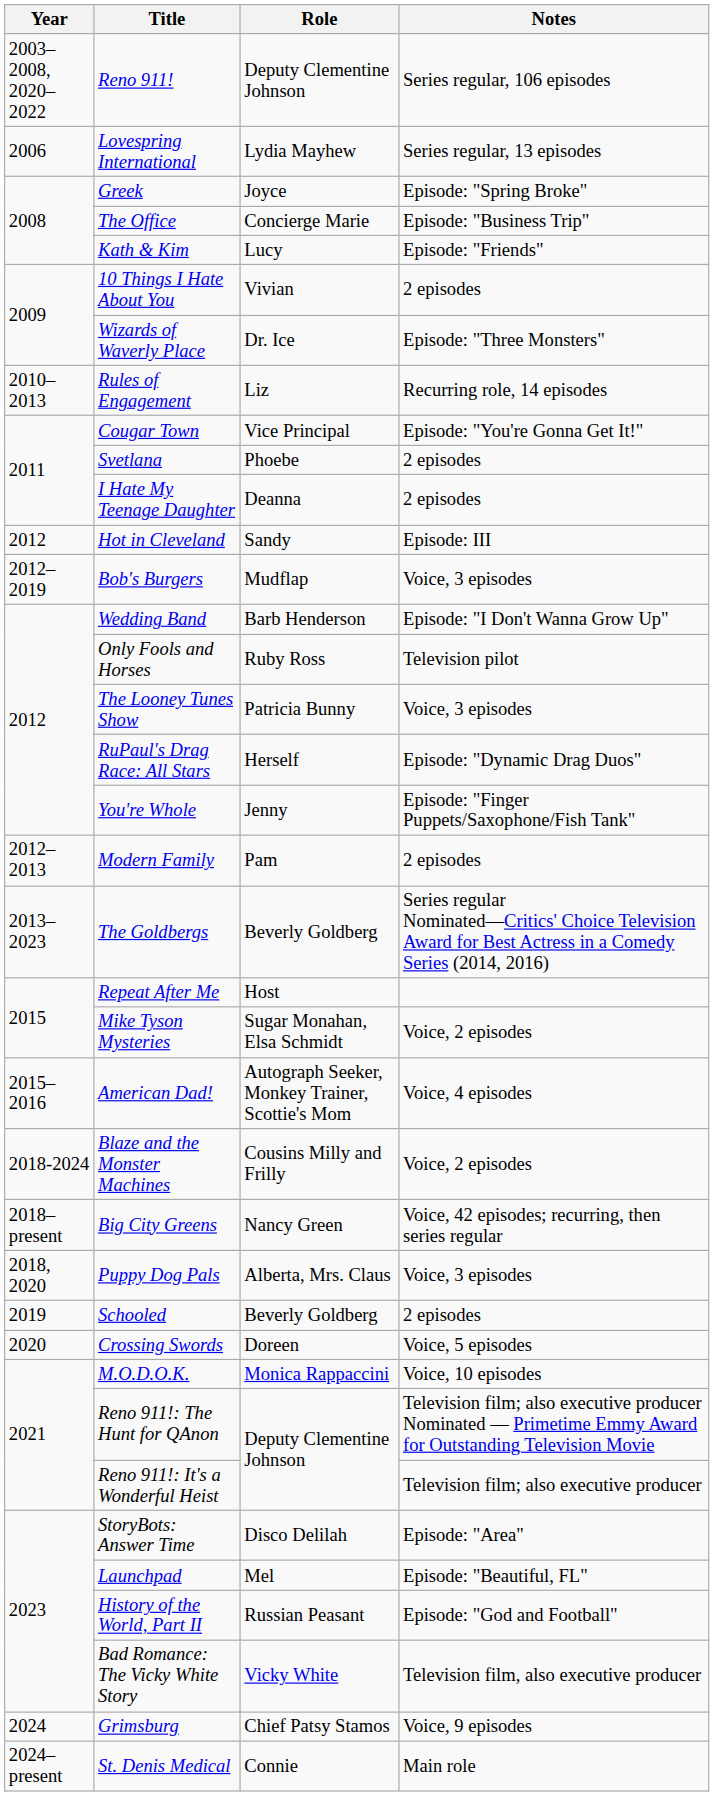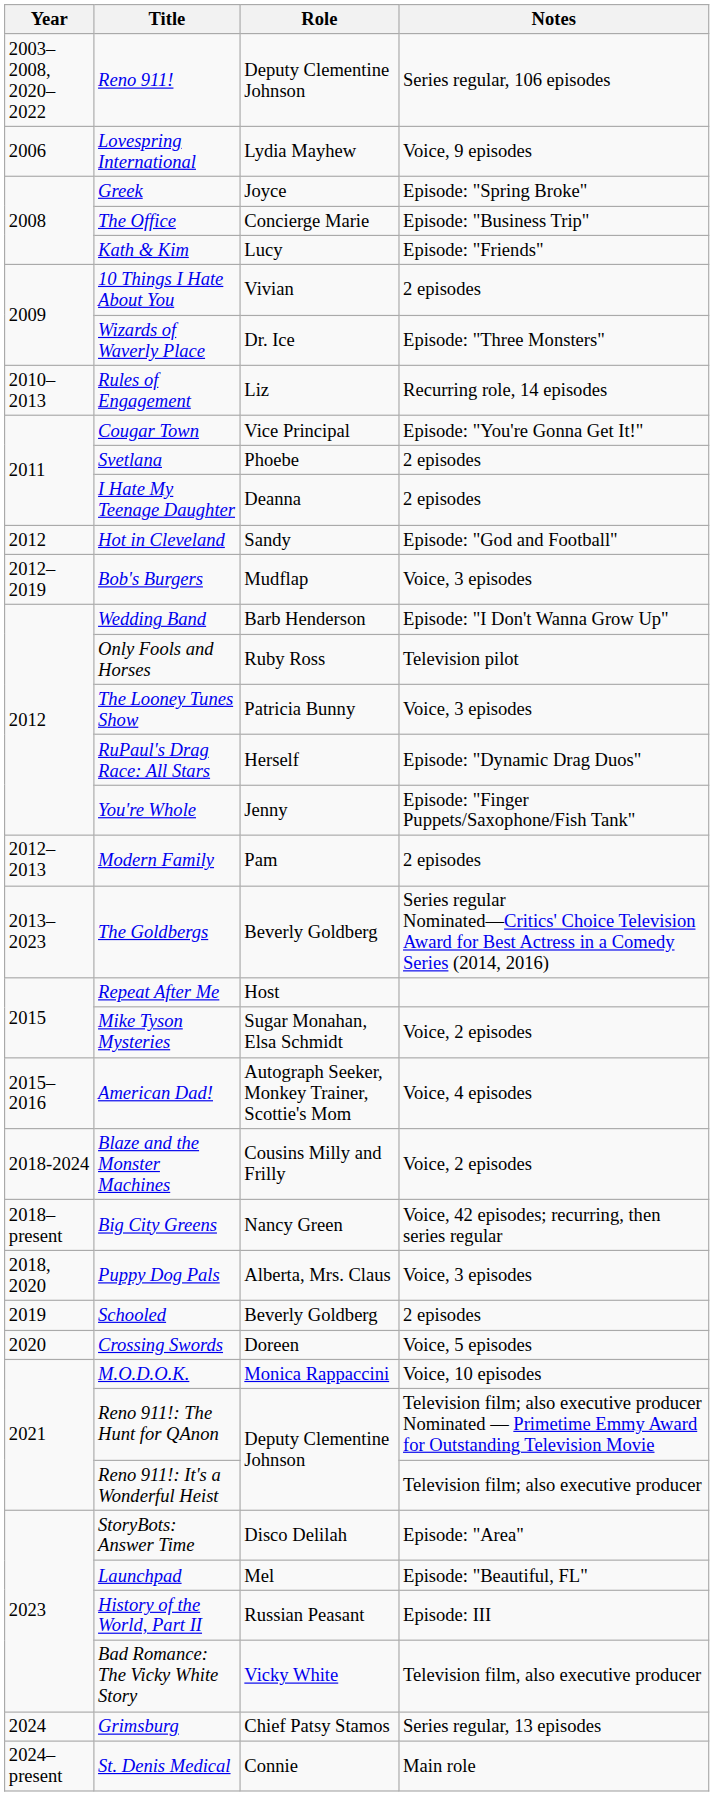(502, 151) Series regular, 13 episodes -> (468, 151) Voice, 9 episodes
(447, 539) Episode: III -> (510, 539) Episode: "God and Football"
(510, 1615) Episode: "God and Football" -> (447, 1615) Episode: III
(468, 1726) Voice, 9 episodes -> (502, 1726) Series regular, 13 episodes
